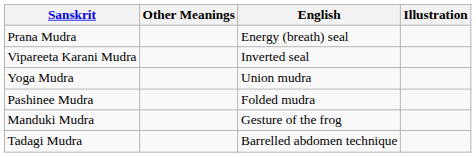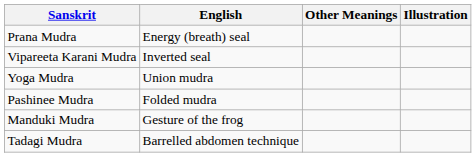columns swapped: (319, 15) <-> (189, 15)
